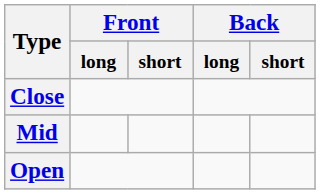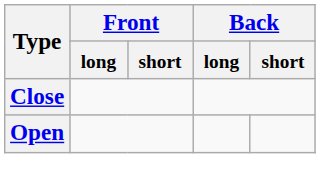- row: (37, 133)
